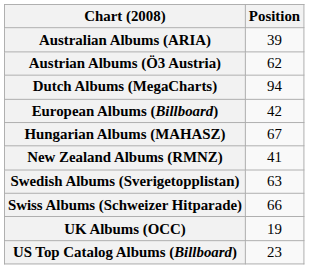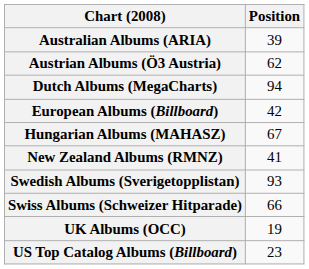(274, 181) 63 -> (274, 181) 93
